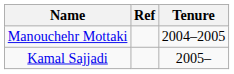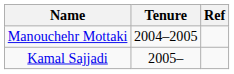columns swapped: (193, 15) <-> (145, 15)
